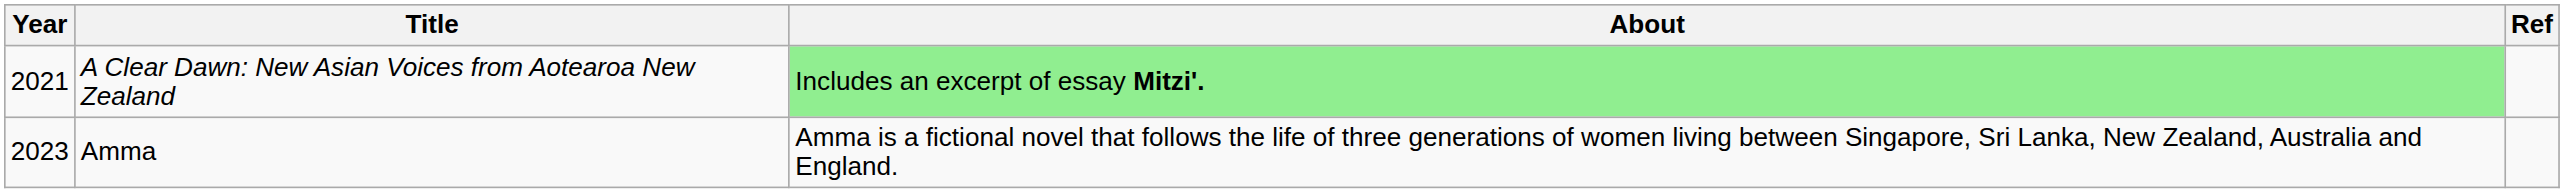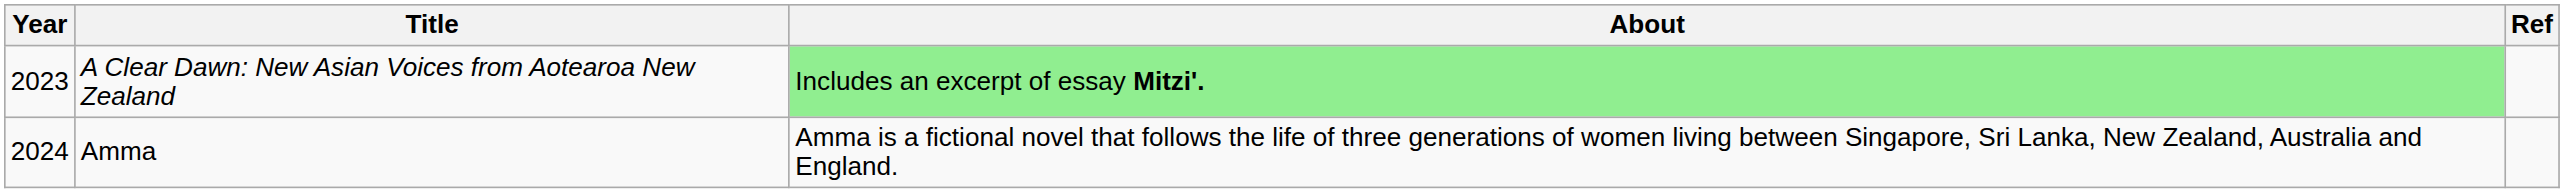(40, 81) 2021 -> (40, 81) 2023
(40, 151) 2023 -> (40, 151) 2024
